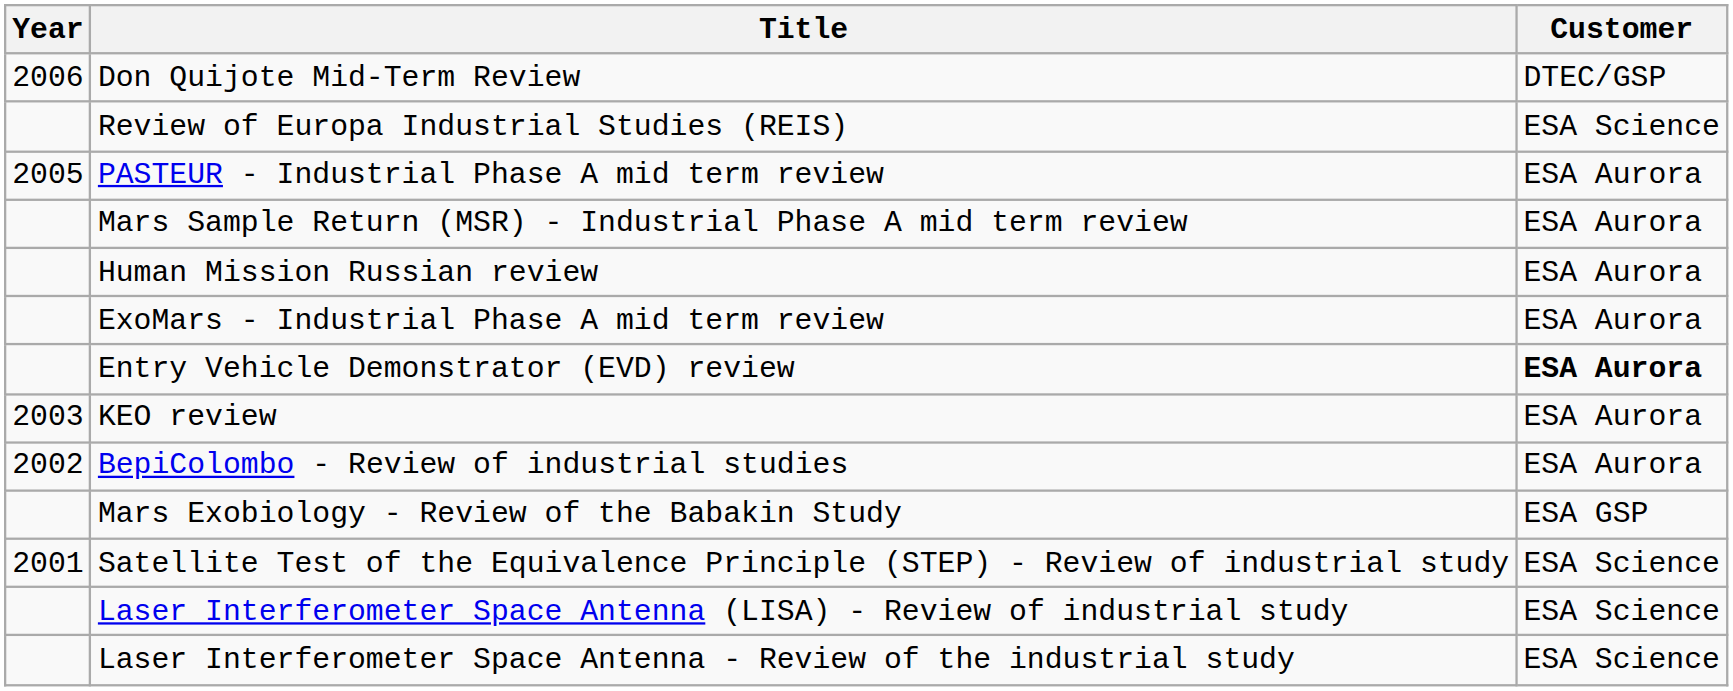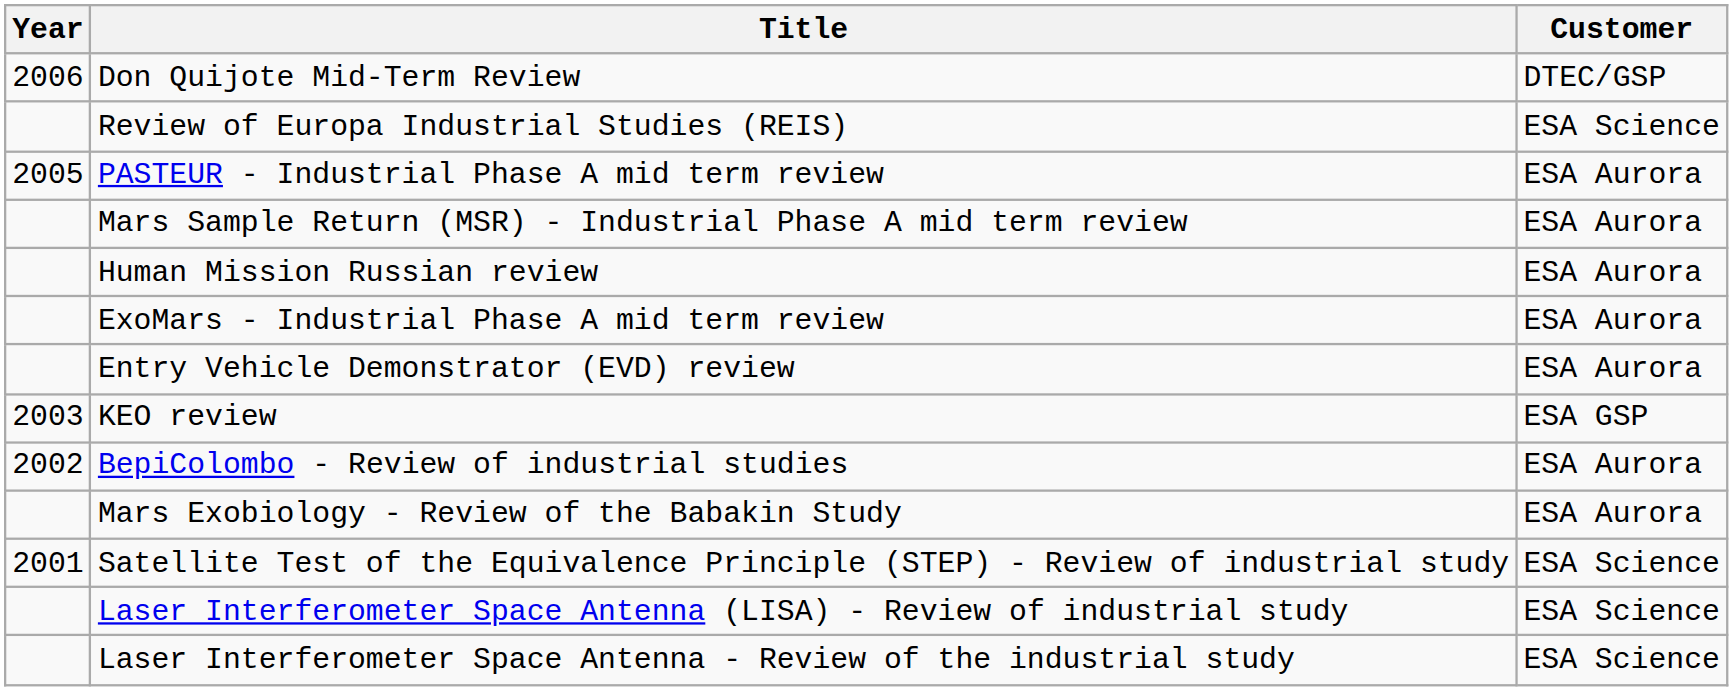(1613, 369) bold -> (1613, 369) normal
(1613, 418) ESA Aurora -> (1586, 418) ESA GSP
(1586, 515) ESA GSP -> (1613, 515) ESA Aurora
